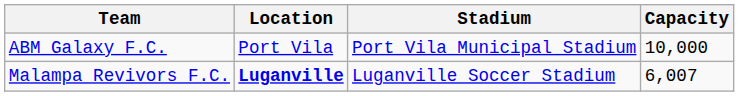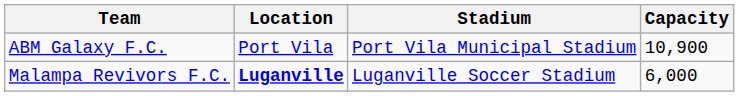(676, 48) 10,000 -> (676, 48) 10,900
(671, 76) 6,007 -> (671, 76) 6,000
